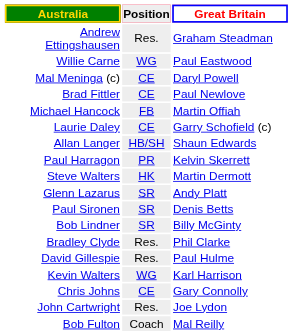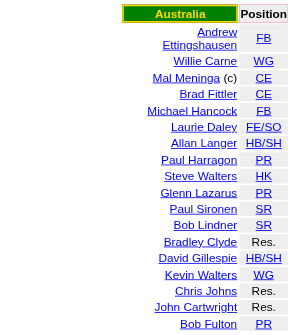- column: (230, 14)
(146, 38) Res. -> (264, 38) FB
(146, 127) CE -> (264, 127) FE/SO
(146, 192) SR -> (264, 192) PR
(146, 258) Res. -> (264, 258) HB/SH
(146, 291) CE -> (264, 291) Res.
(146, 324) Coach -> (264, 324) PR
